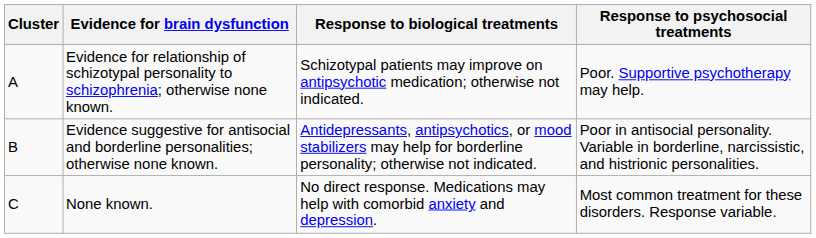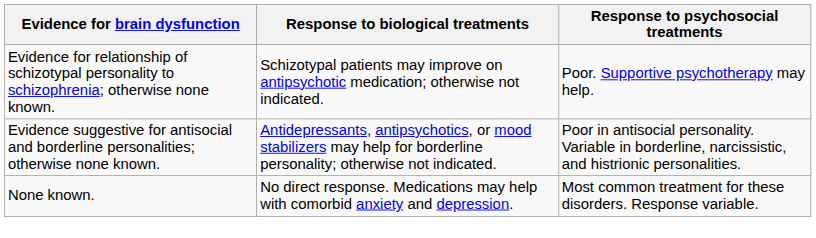- column: (34, 24)
